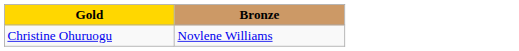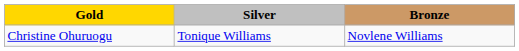+ column: (259, 14)
